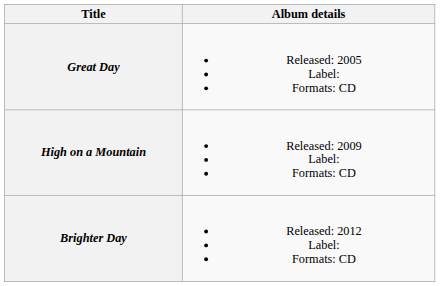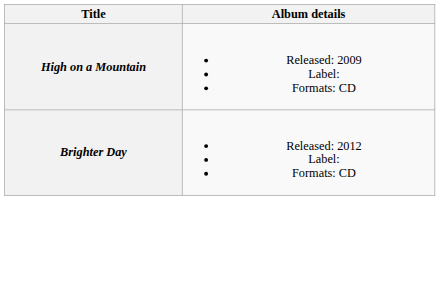- row: (93, 66)
